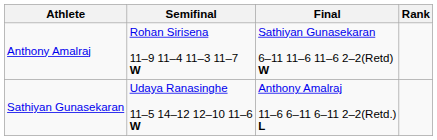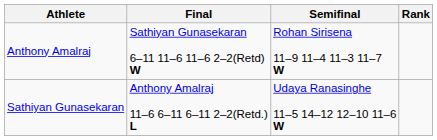columns swapped: (191, 14) <-> (327, 14)
